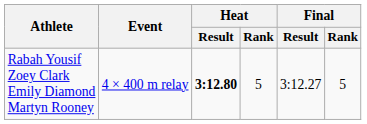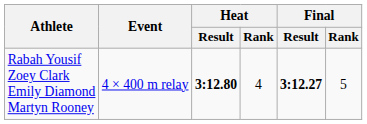(259, 84) 5 -> (259, 84) 4
(301, 84) normal -> (301, 84) bold
